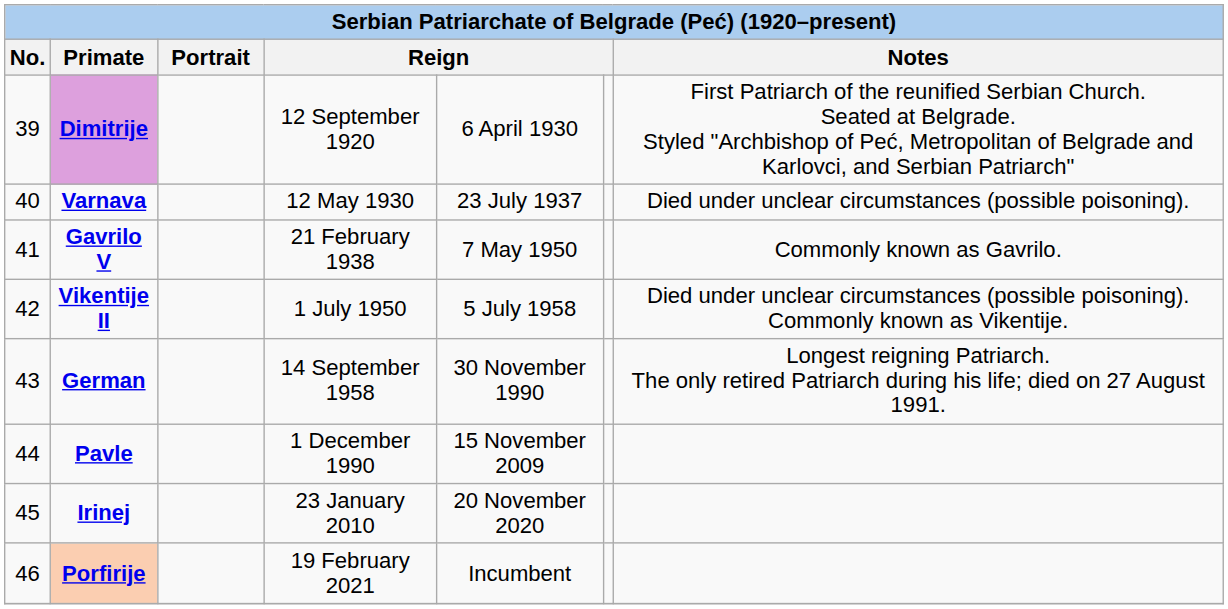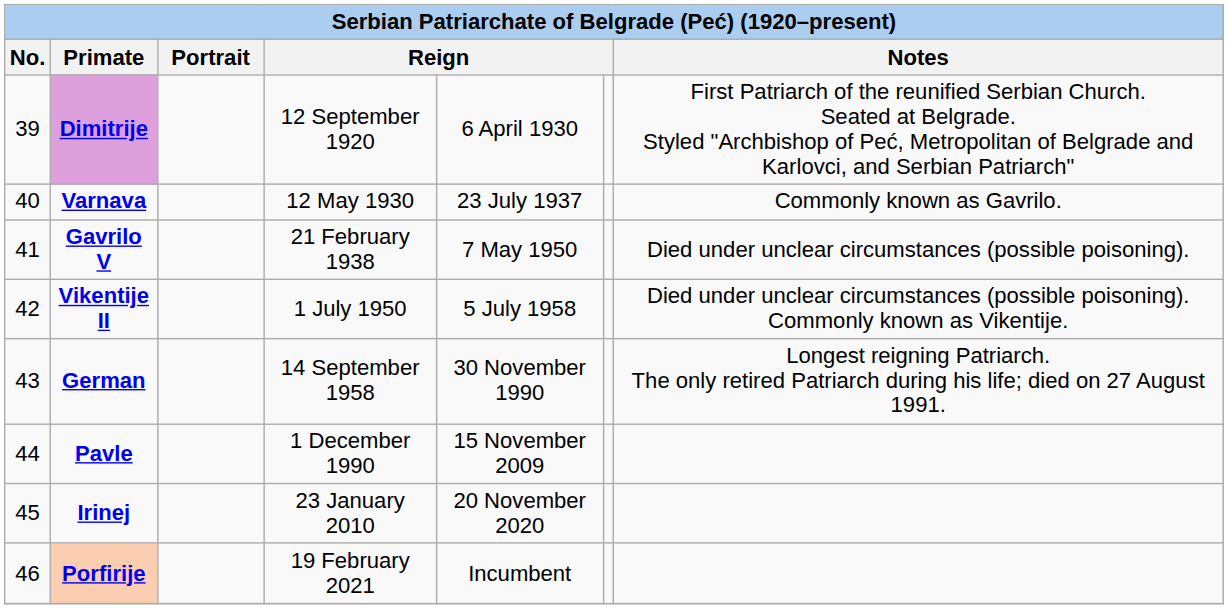(918, 201) Died under unclear circumstances (possible poisoning). -> (918, 201) Commonly known as Gavrilo.
(918, 249) Commonly known as Gavrilo. -> (918, 249) Died under unclear circumstances (possible poisoning).
